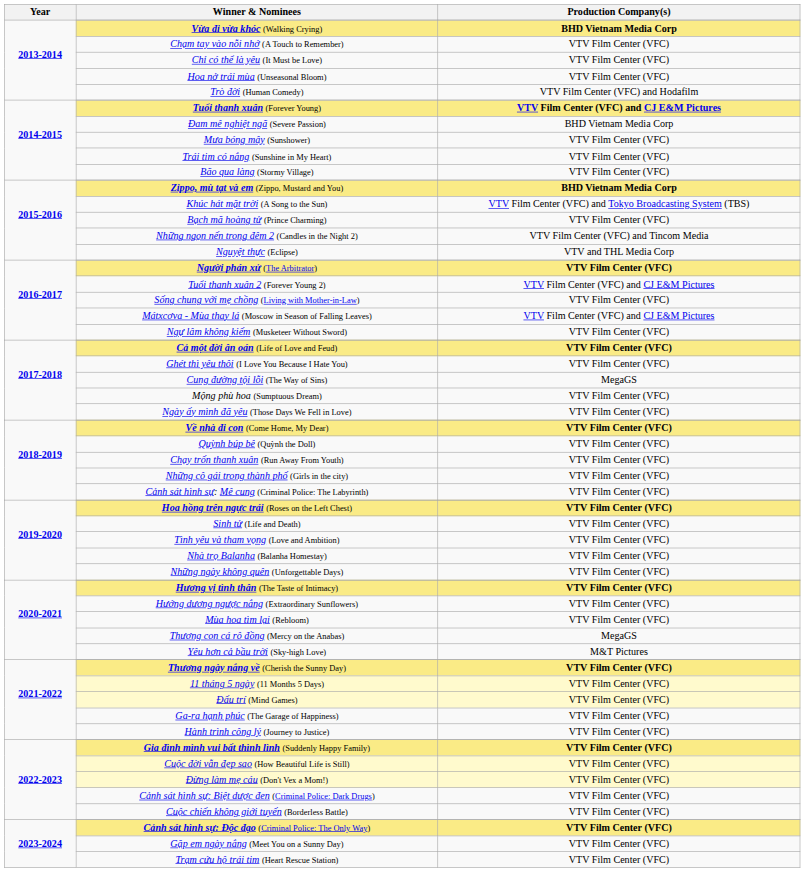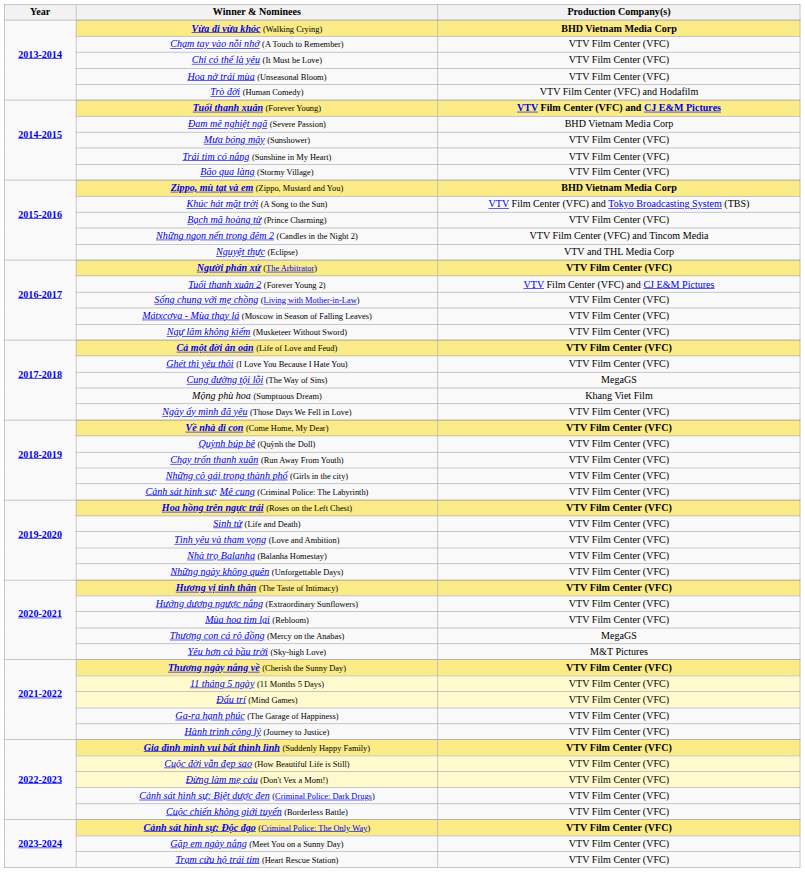(619, 316) VTV Film Center (VFC) and CJ E&M Pictures -> (619, 316) VTV Film Center (VFC)
(619, 396) VTV Film Center (VFC) -> (619, 396) Khang Viet Film
